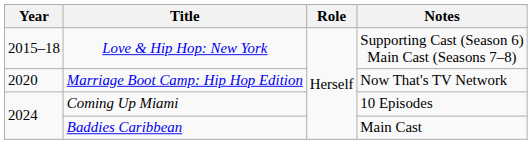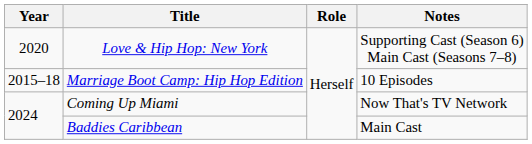(34, 48) 2015–18 -> (34, 48) 2020
(23, 80) 2020 -> (34, 80) 2015–18
(434, 80) Now That's TV Network -> (397, 80) 10 Episodes
(397, 103) 10 Episodes -> (434, 103) Now That's TV Network
